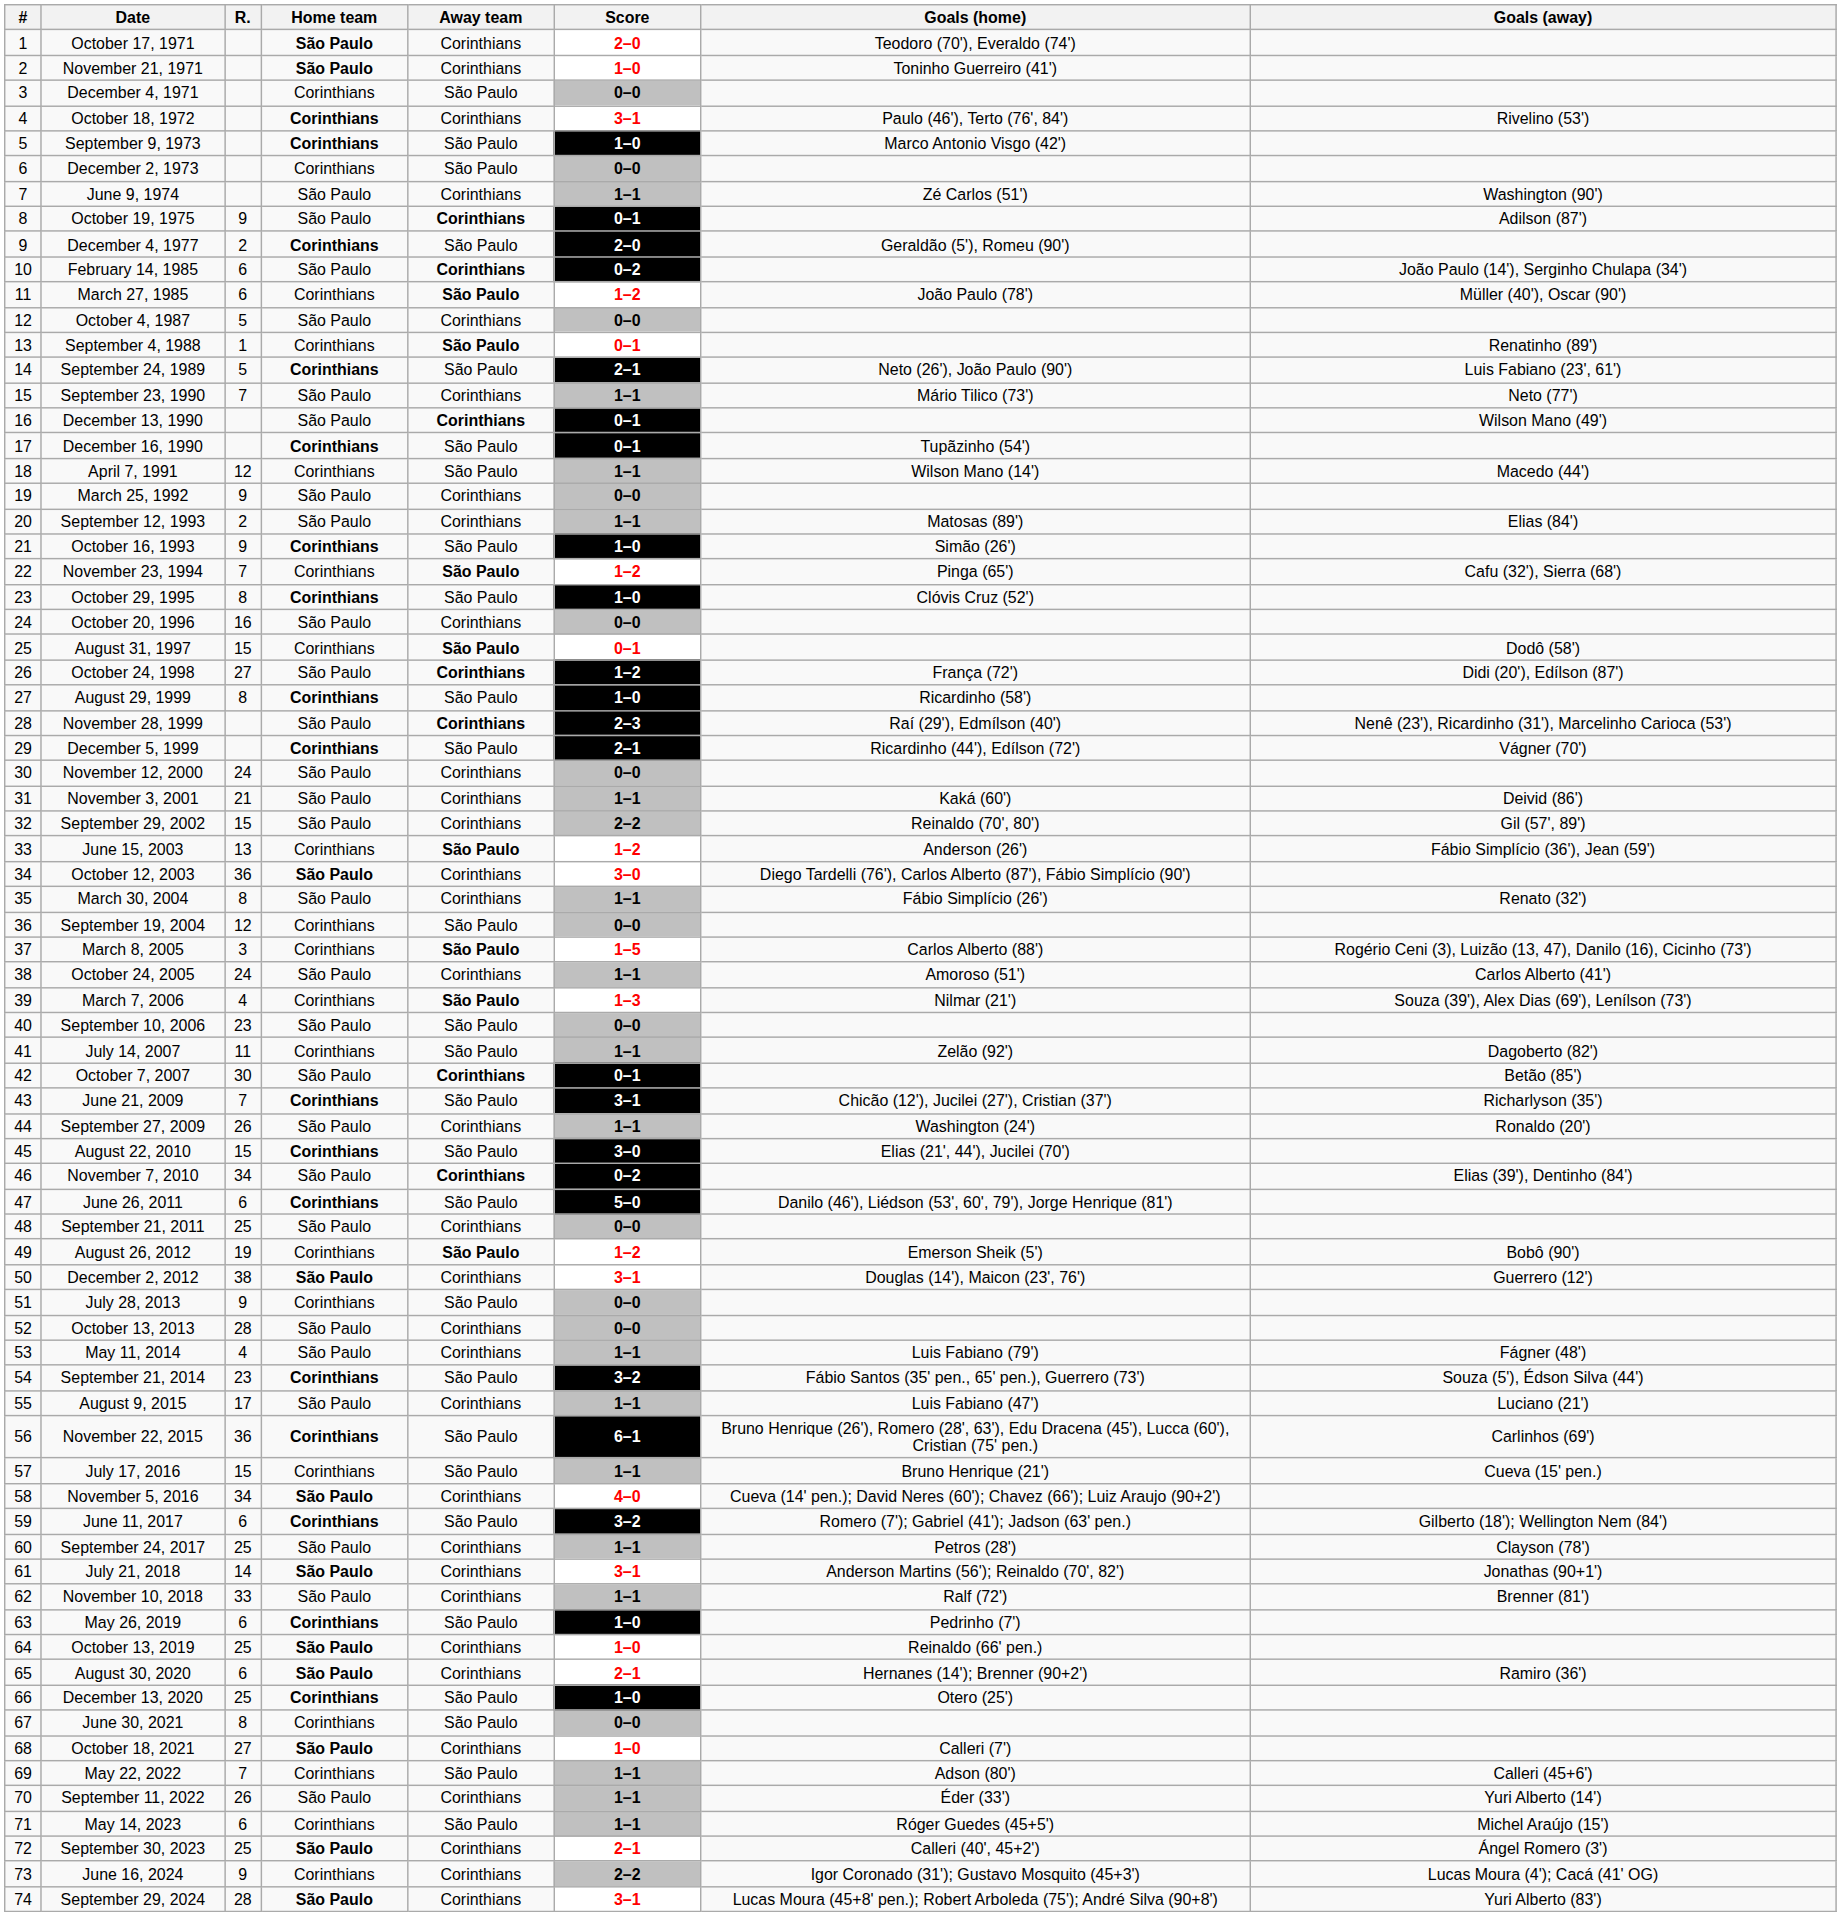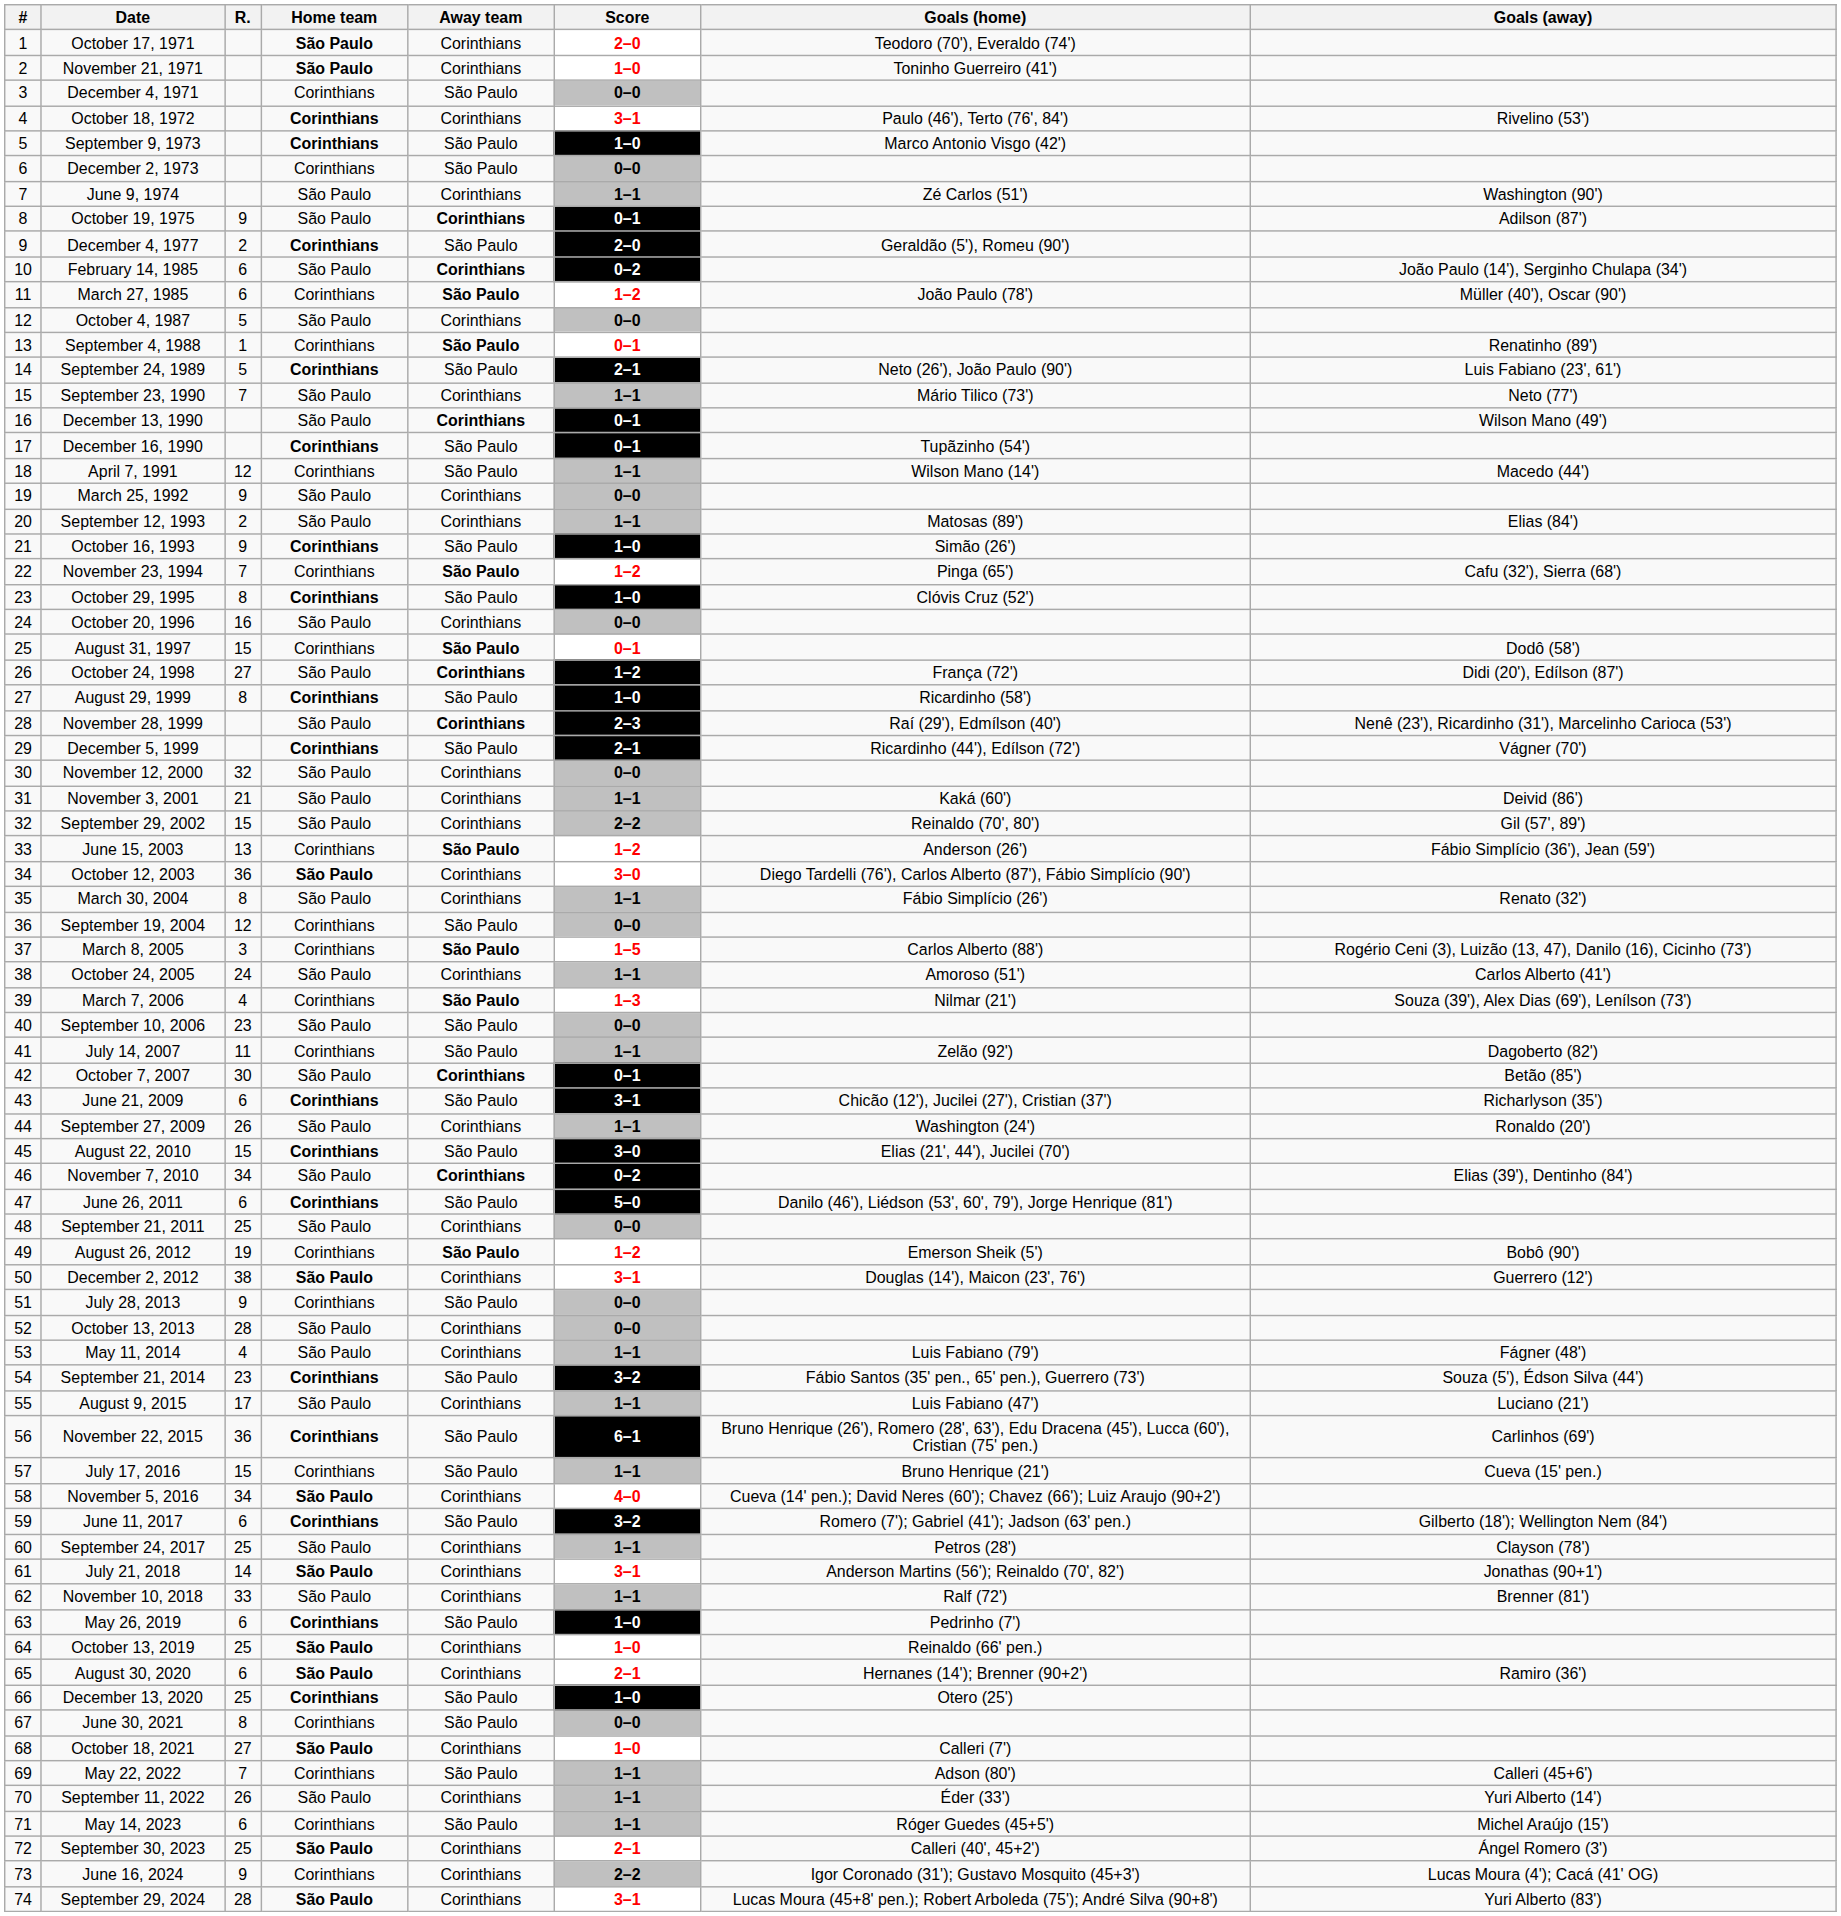(243, 773) 24 -> (243, 773) 32
(243, 1101) 7 -> (243, 1101) 6
